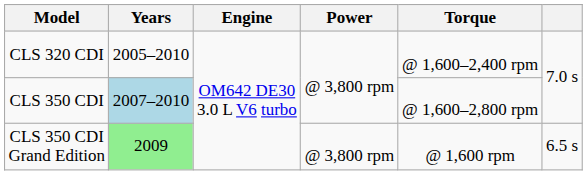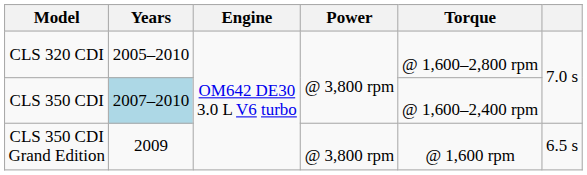(470, 63) @ 1,600–2,400 rpm -> (470, 63) @ 1,600–2,800 rpm
(470, 109) @ 1,600–2,800 rpm -> (470, 109) @ 1,600–2,400 rpm
(151, 146) lightgreen background -> (151, 146) no background
